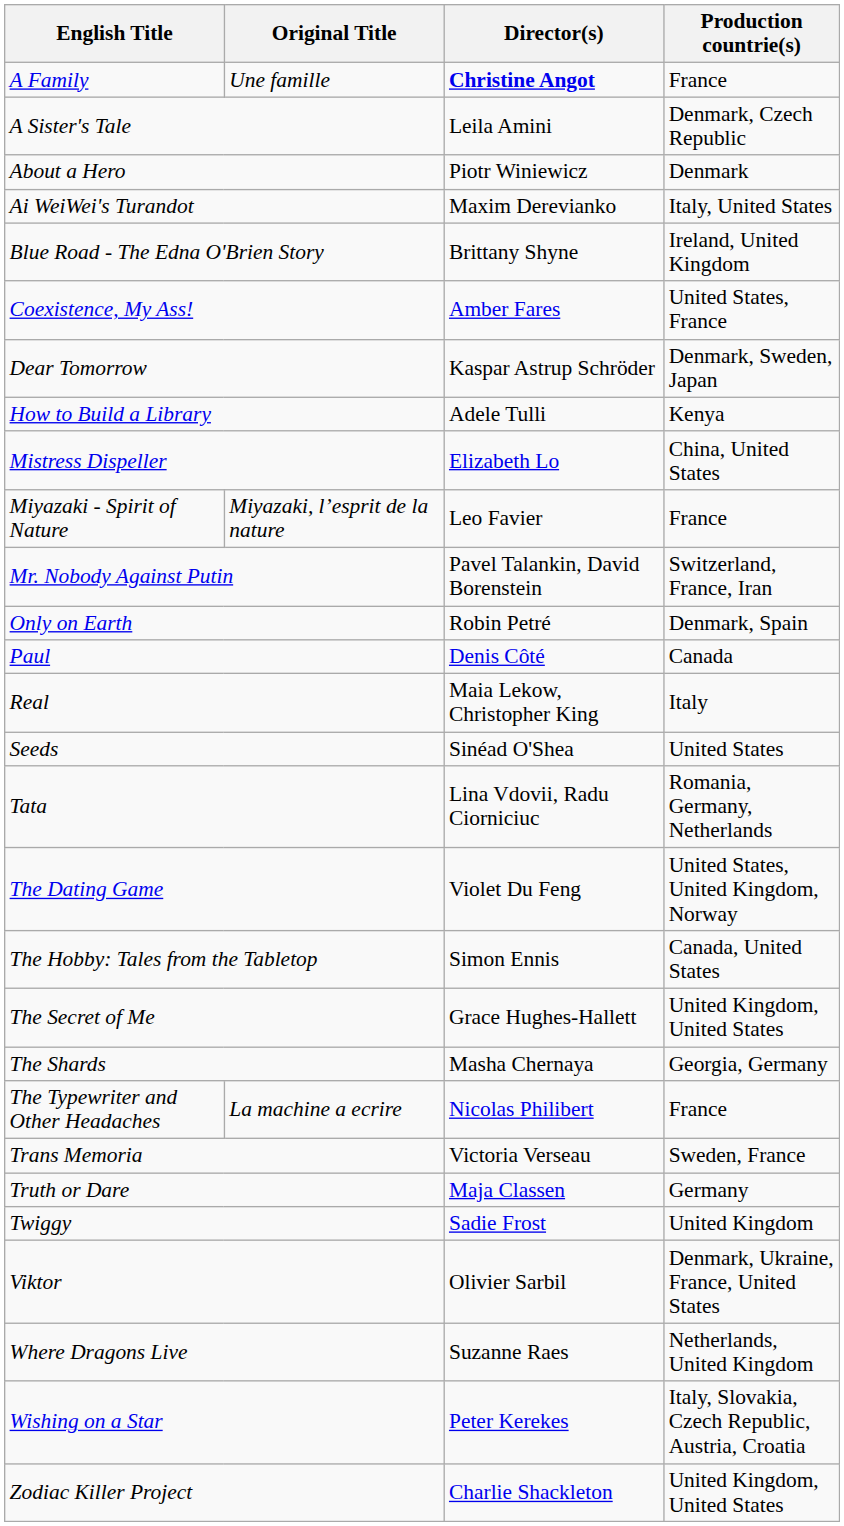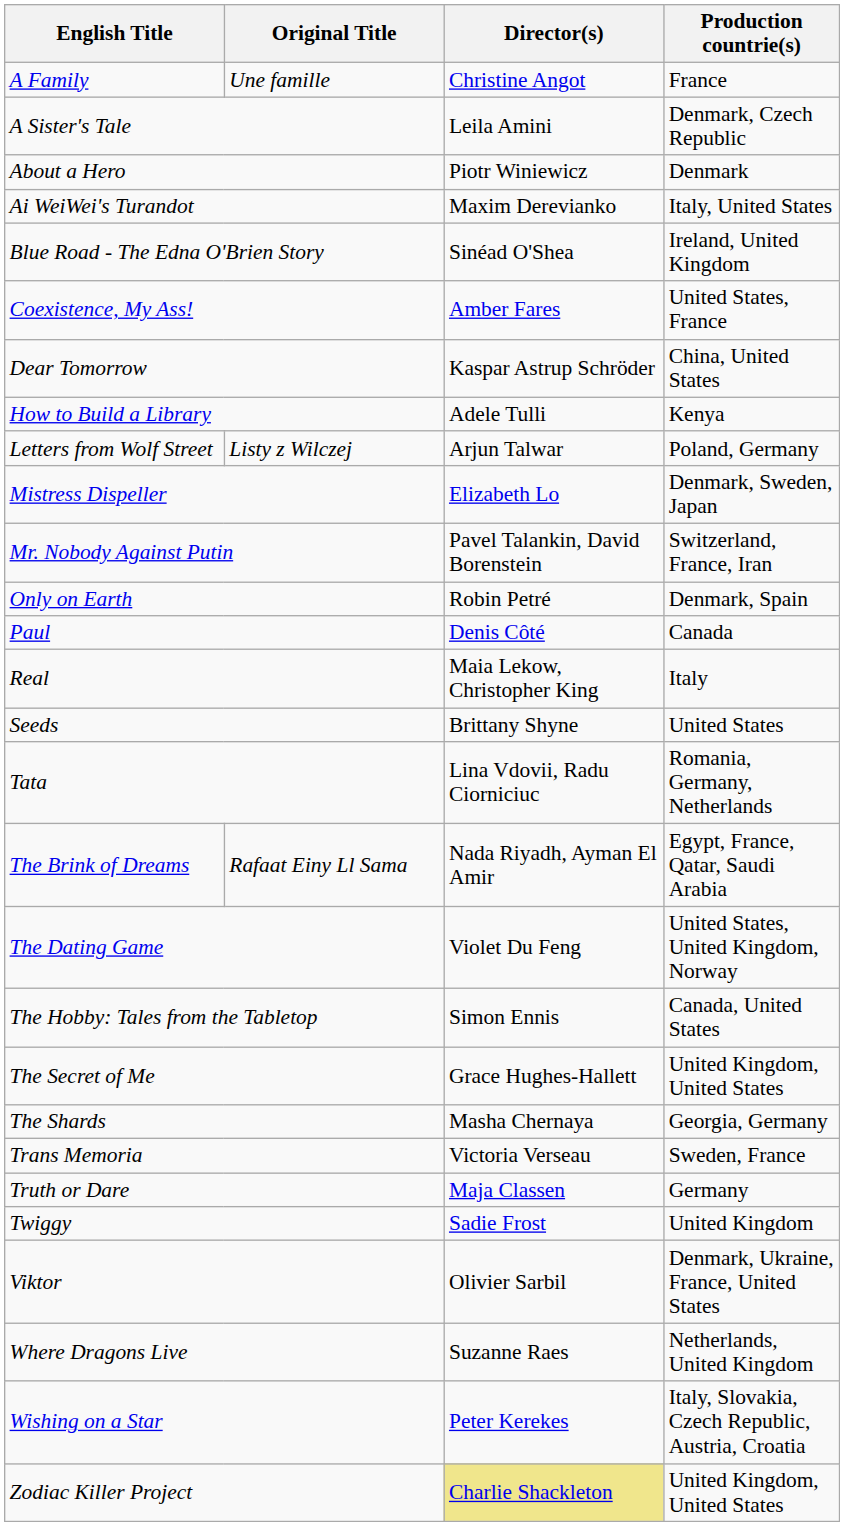(522, 79) bold -> (517, 79) normal
(514, 251) Brittany Shyne -> (511, 251) Sinéad O'Shea
(751, 368) Denmark, Sweden, Japan -> (729, 368) China, United States
+ row: (111, 448)
(729, 460) China, United States -> (751, 494) Denmark, Sweden, Japan
- row: (93, 518)
(511, 748) Sinéad O'Shea -> (514, 724) Brittany Shyne
+ row: (99, 864)
- row: (93, 1109)
(531, 1492) no background -> (531, 1492) khaki background
